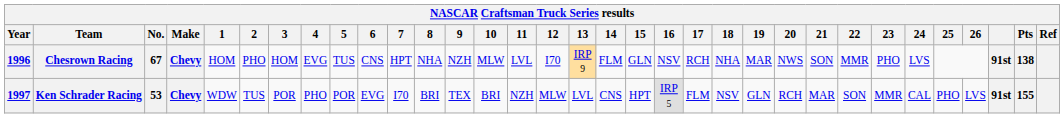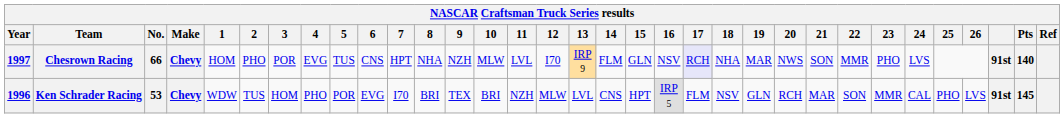(19, 61) 1996 -> (19, 61) 1997
(156, 61) 67 -> (156, 61) 66
(285, 61) HOM -> (285, 61) POR
(698, 61) no background -> (698, 61) lavender background
(1025, 61) 138 -> (1025, 61) 140
(19, 95) 1997 -> (19, 95) 1996
(285, 95) POR -> (285, 95) HOM
(1025, 95) 155 -> (1025, 95) 145
